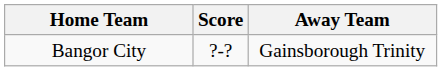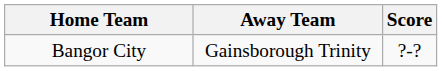columns swapped: (221, 19) <-> (342, 19)
